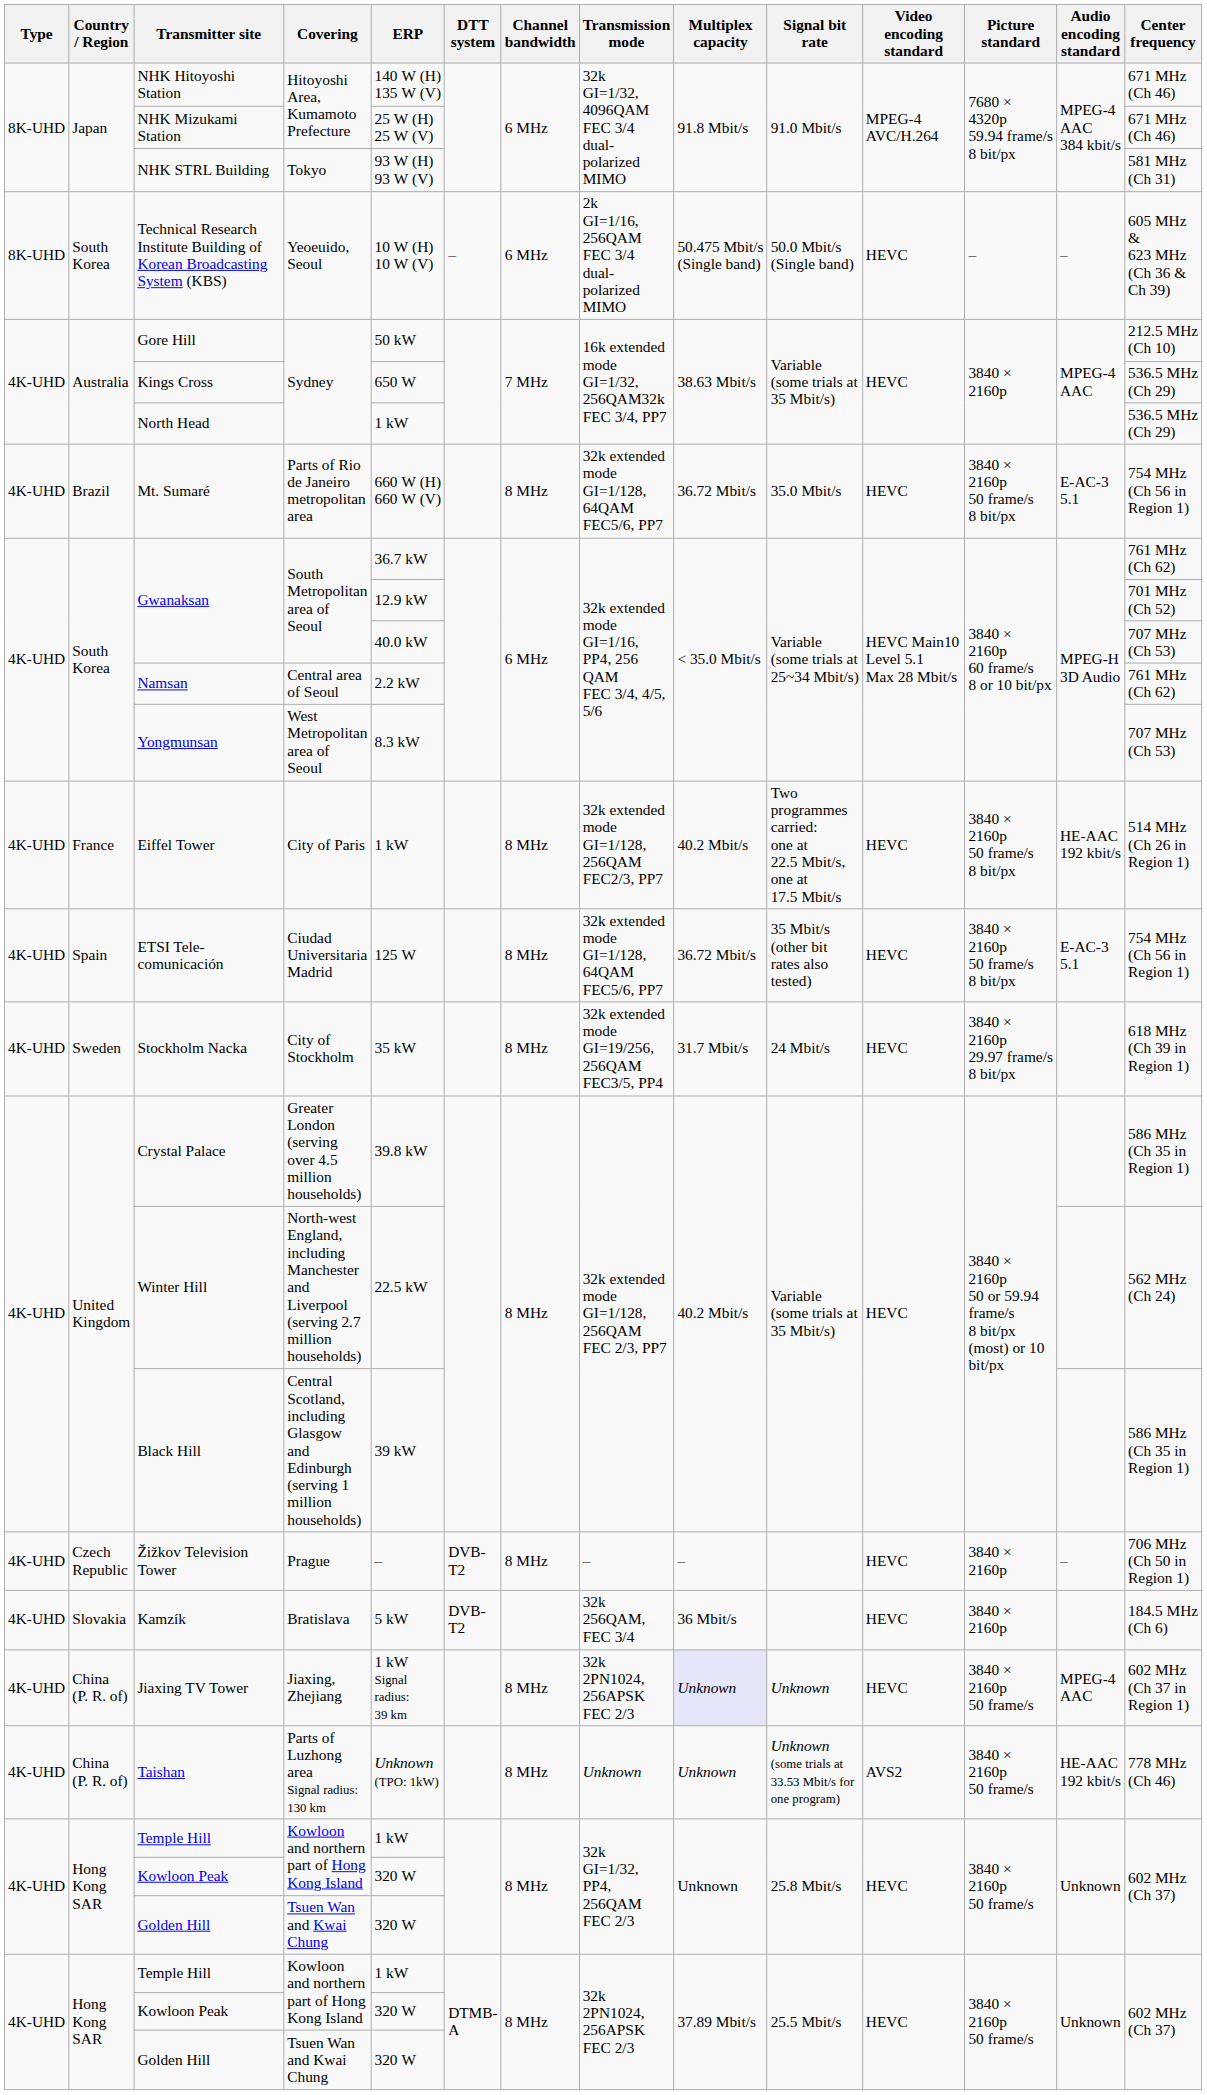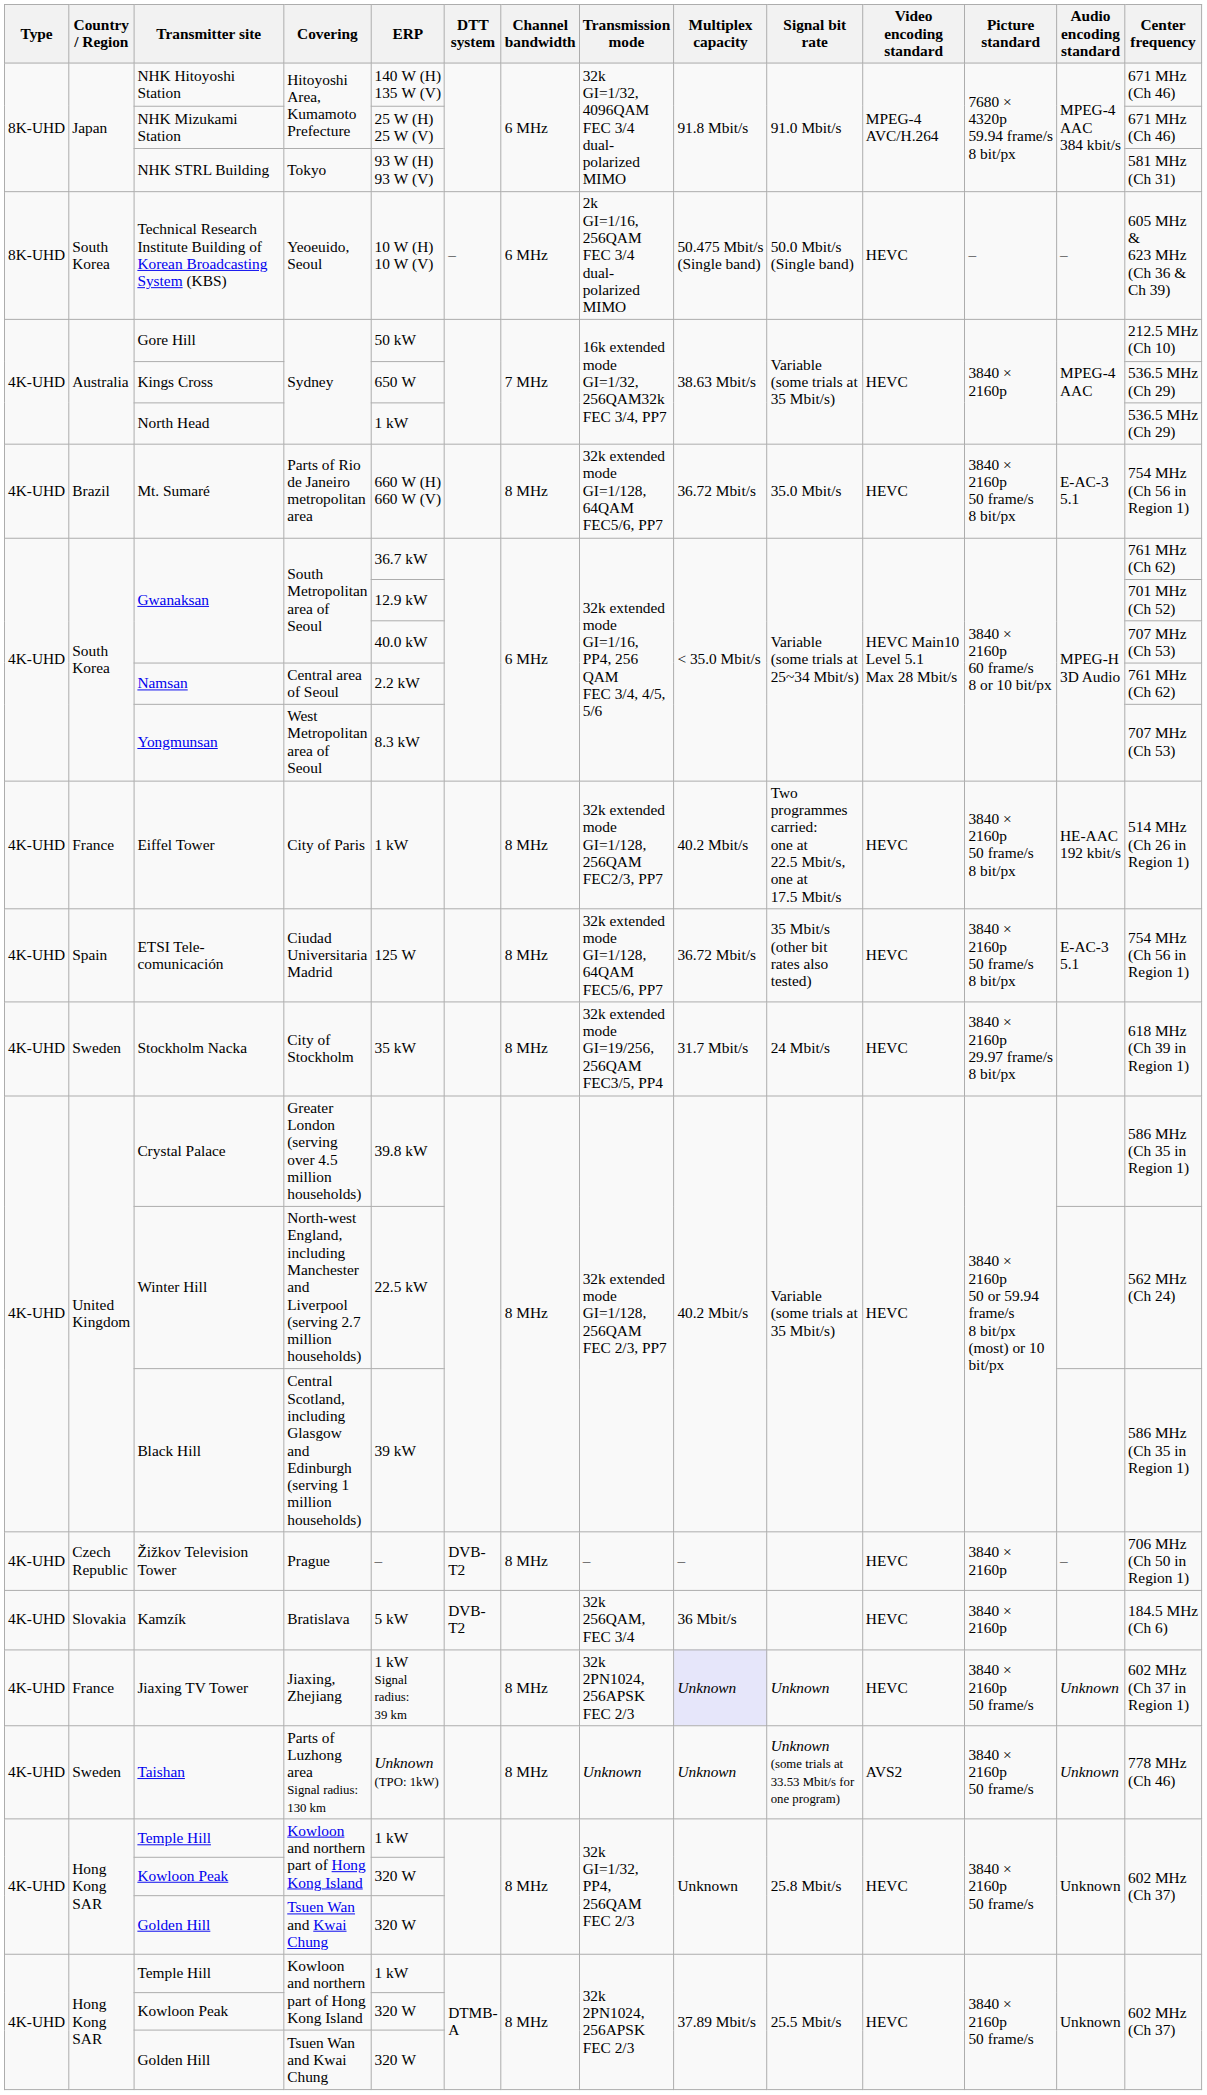(100, 1687) China (P. R. of) -> (93, 1687) France
(1088, 1687) MPEG-4 AAC -> (1089, 1687) Unknown
(100, 1772) China (P. R. of) -> (97, 1772) Sweden
(1090, 1772) HE-AAC 192 kbit/s -> (1089, 1772) Unknown
